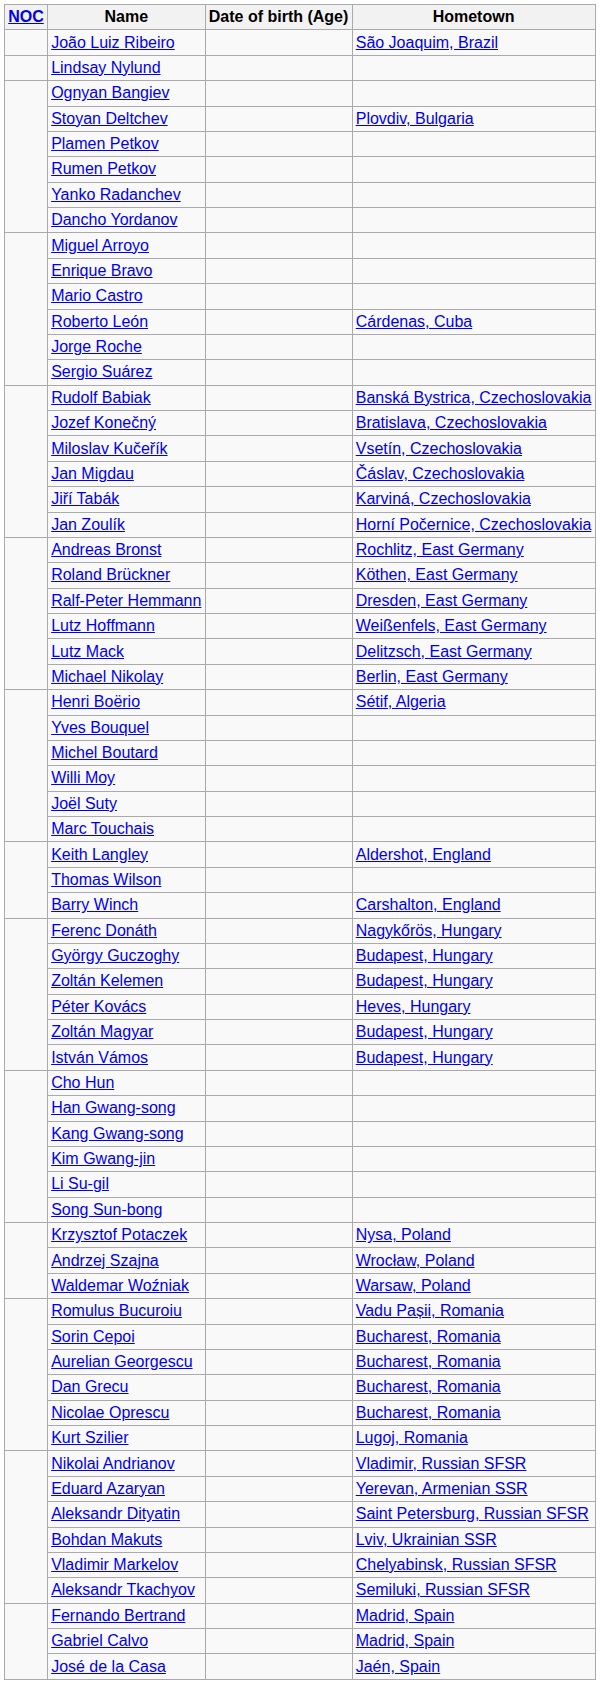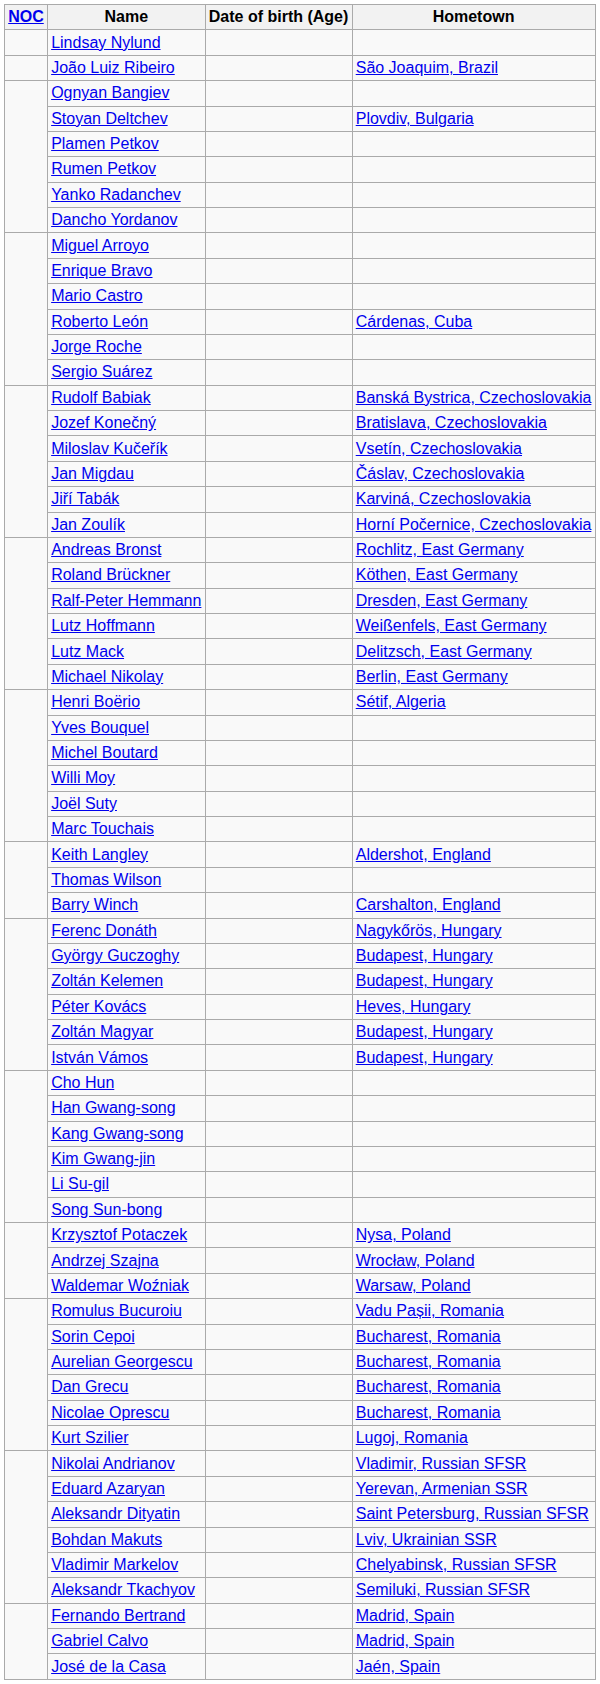rows swapped: (106, 67) <-> (113, 42)
